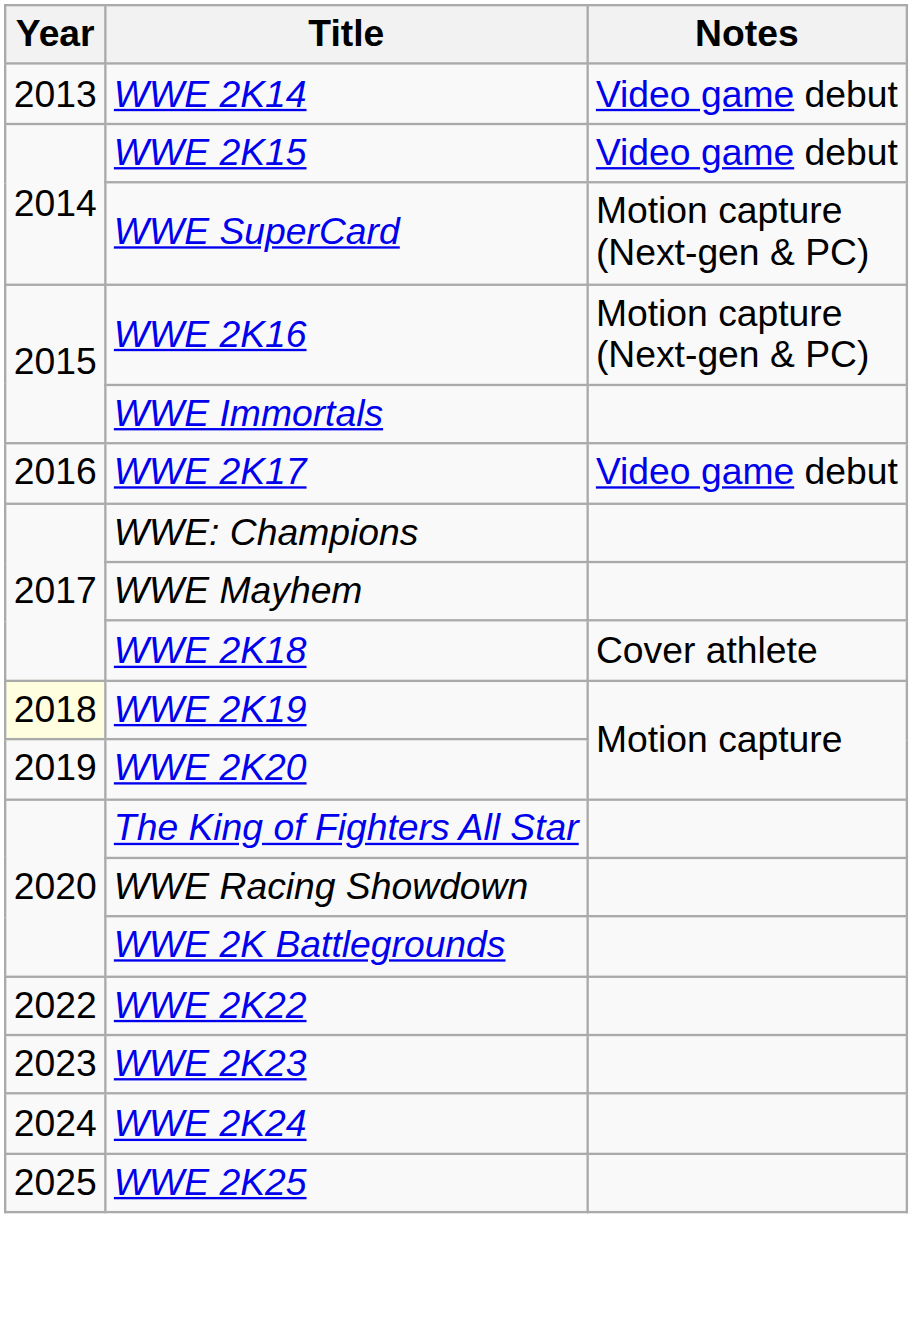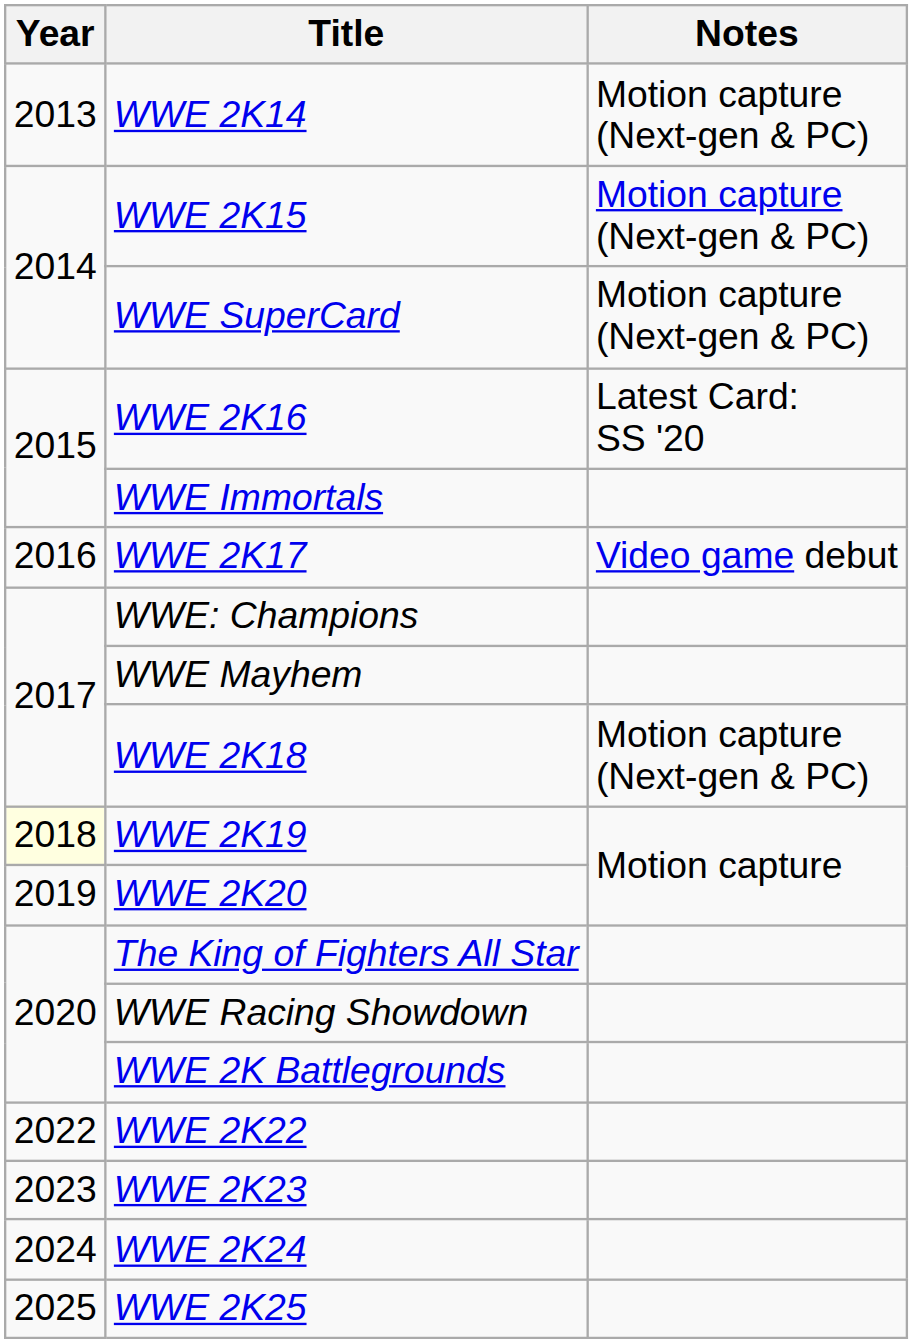(747, 93) Video game debut -> (733, 114) Motion capture (Next-gen & PC)
(747, 152) Video game debut -> (733, 215) Motion capture (Next-gen & PC)
(733, 333) Motion capture (Next-gen & PC) -> (697, 417) Latest Card: SS '20
(707, 650) Cover athlete -> (733, 754) Motion capture (Next-gen & PC)
